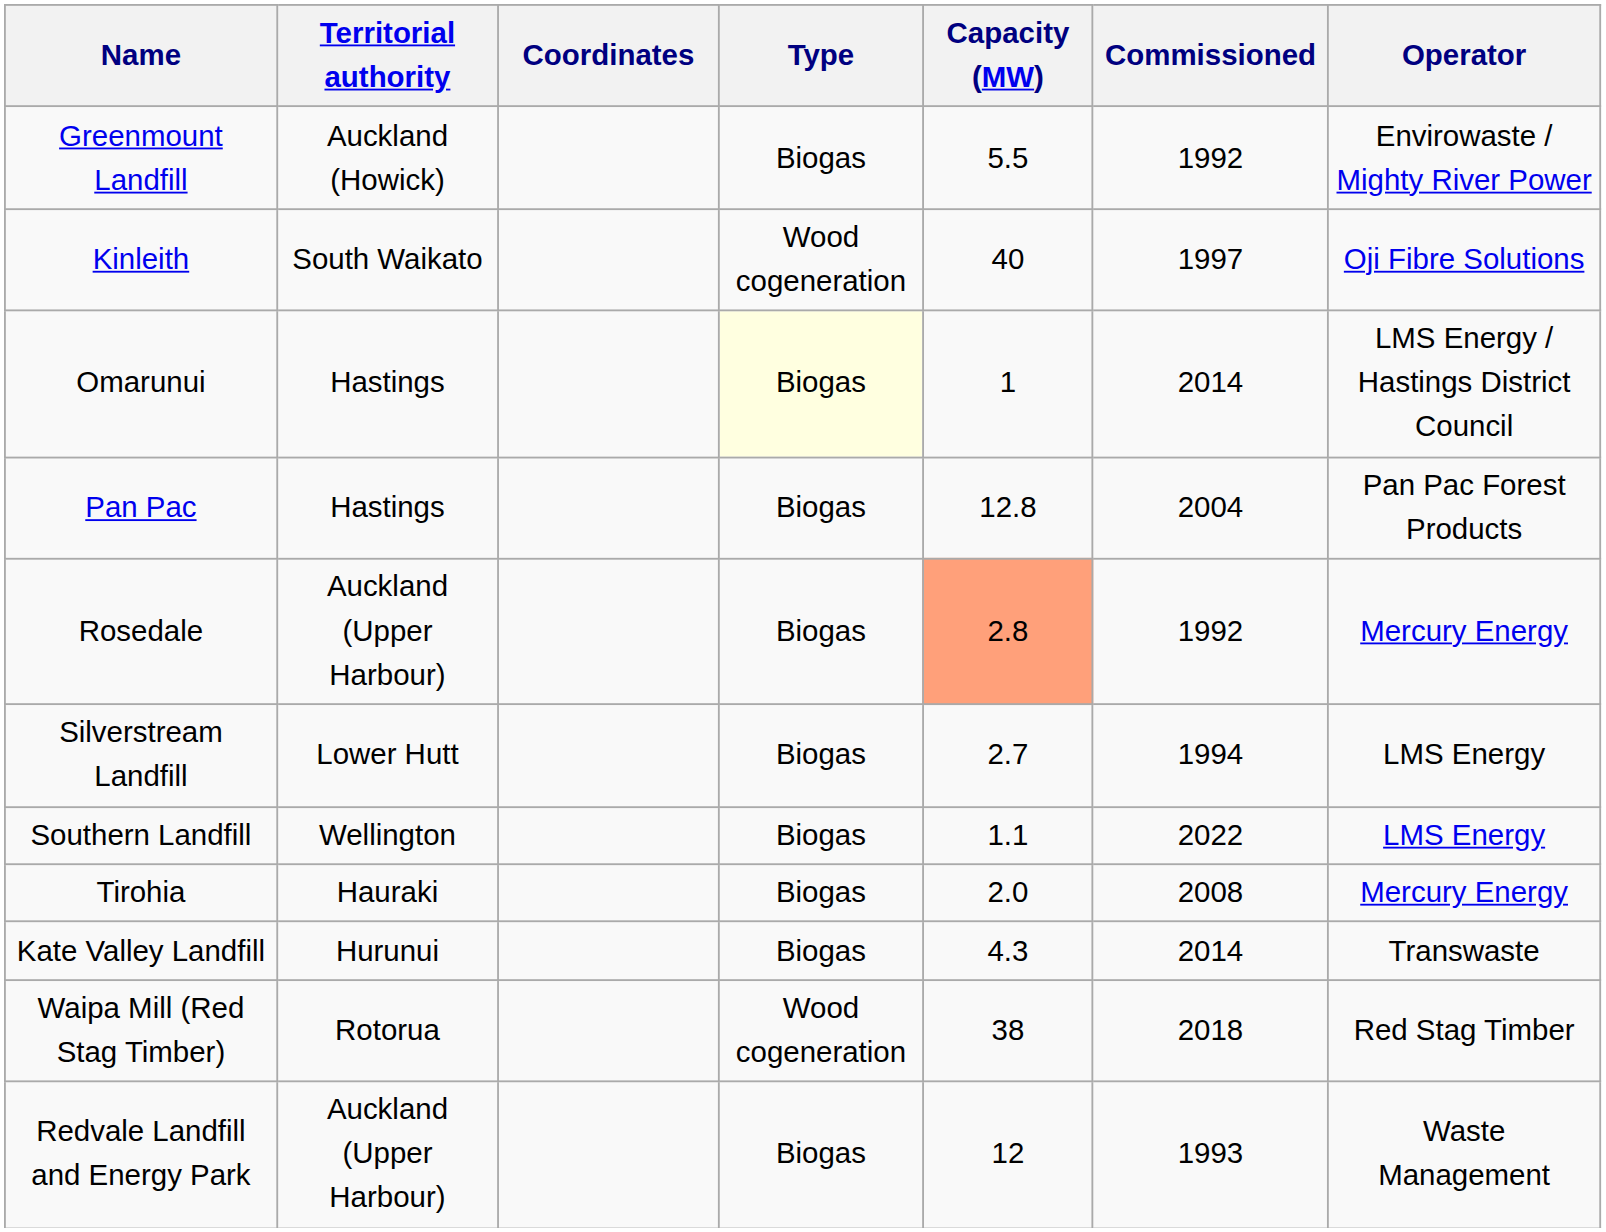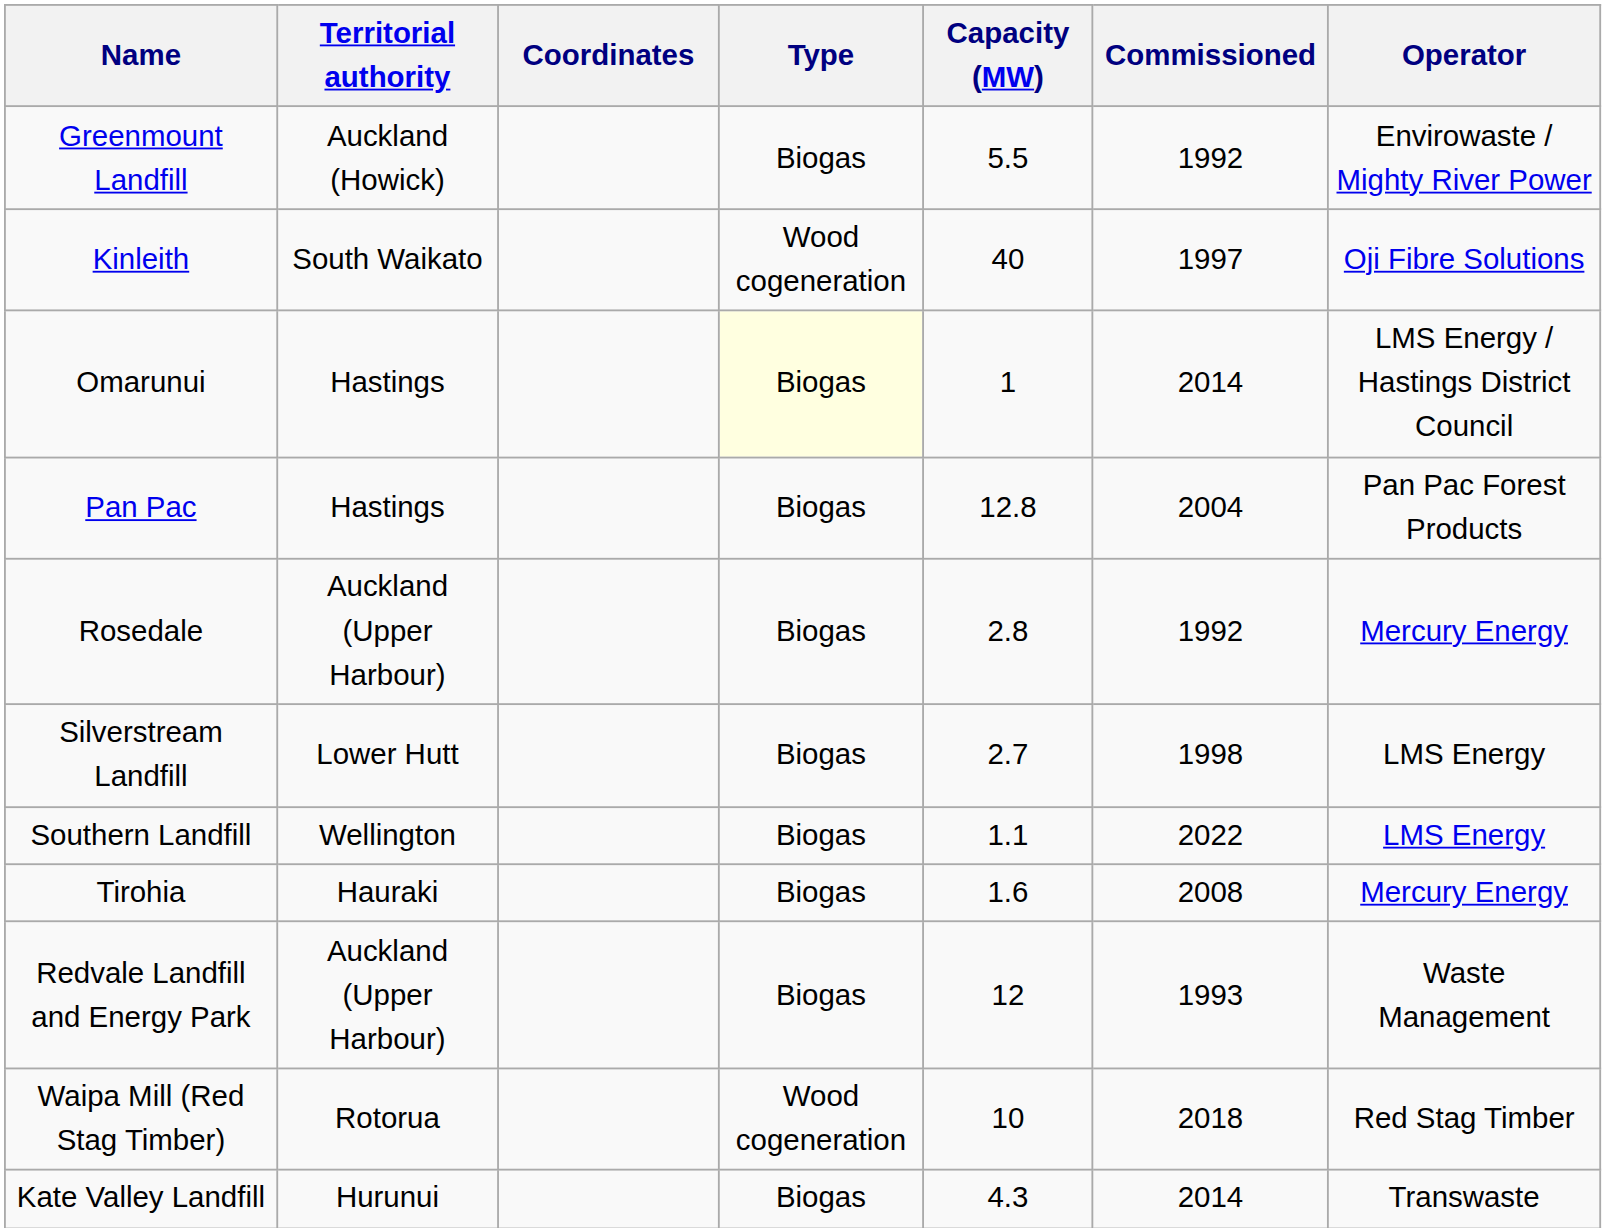(1008, 631) lightsalmon background -> (1008, 631) no background
(1210, 755) 1994 -> (1210, 755) 1998
(1008, 892) 2.0 -> (1008, 892) 1.6
rows swapped: (141, 1154) <-> (141, 950)
(1008, 1030) 38 -> (1008, 1118) 10
